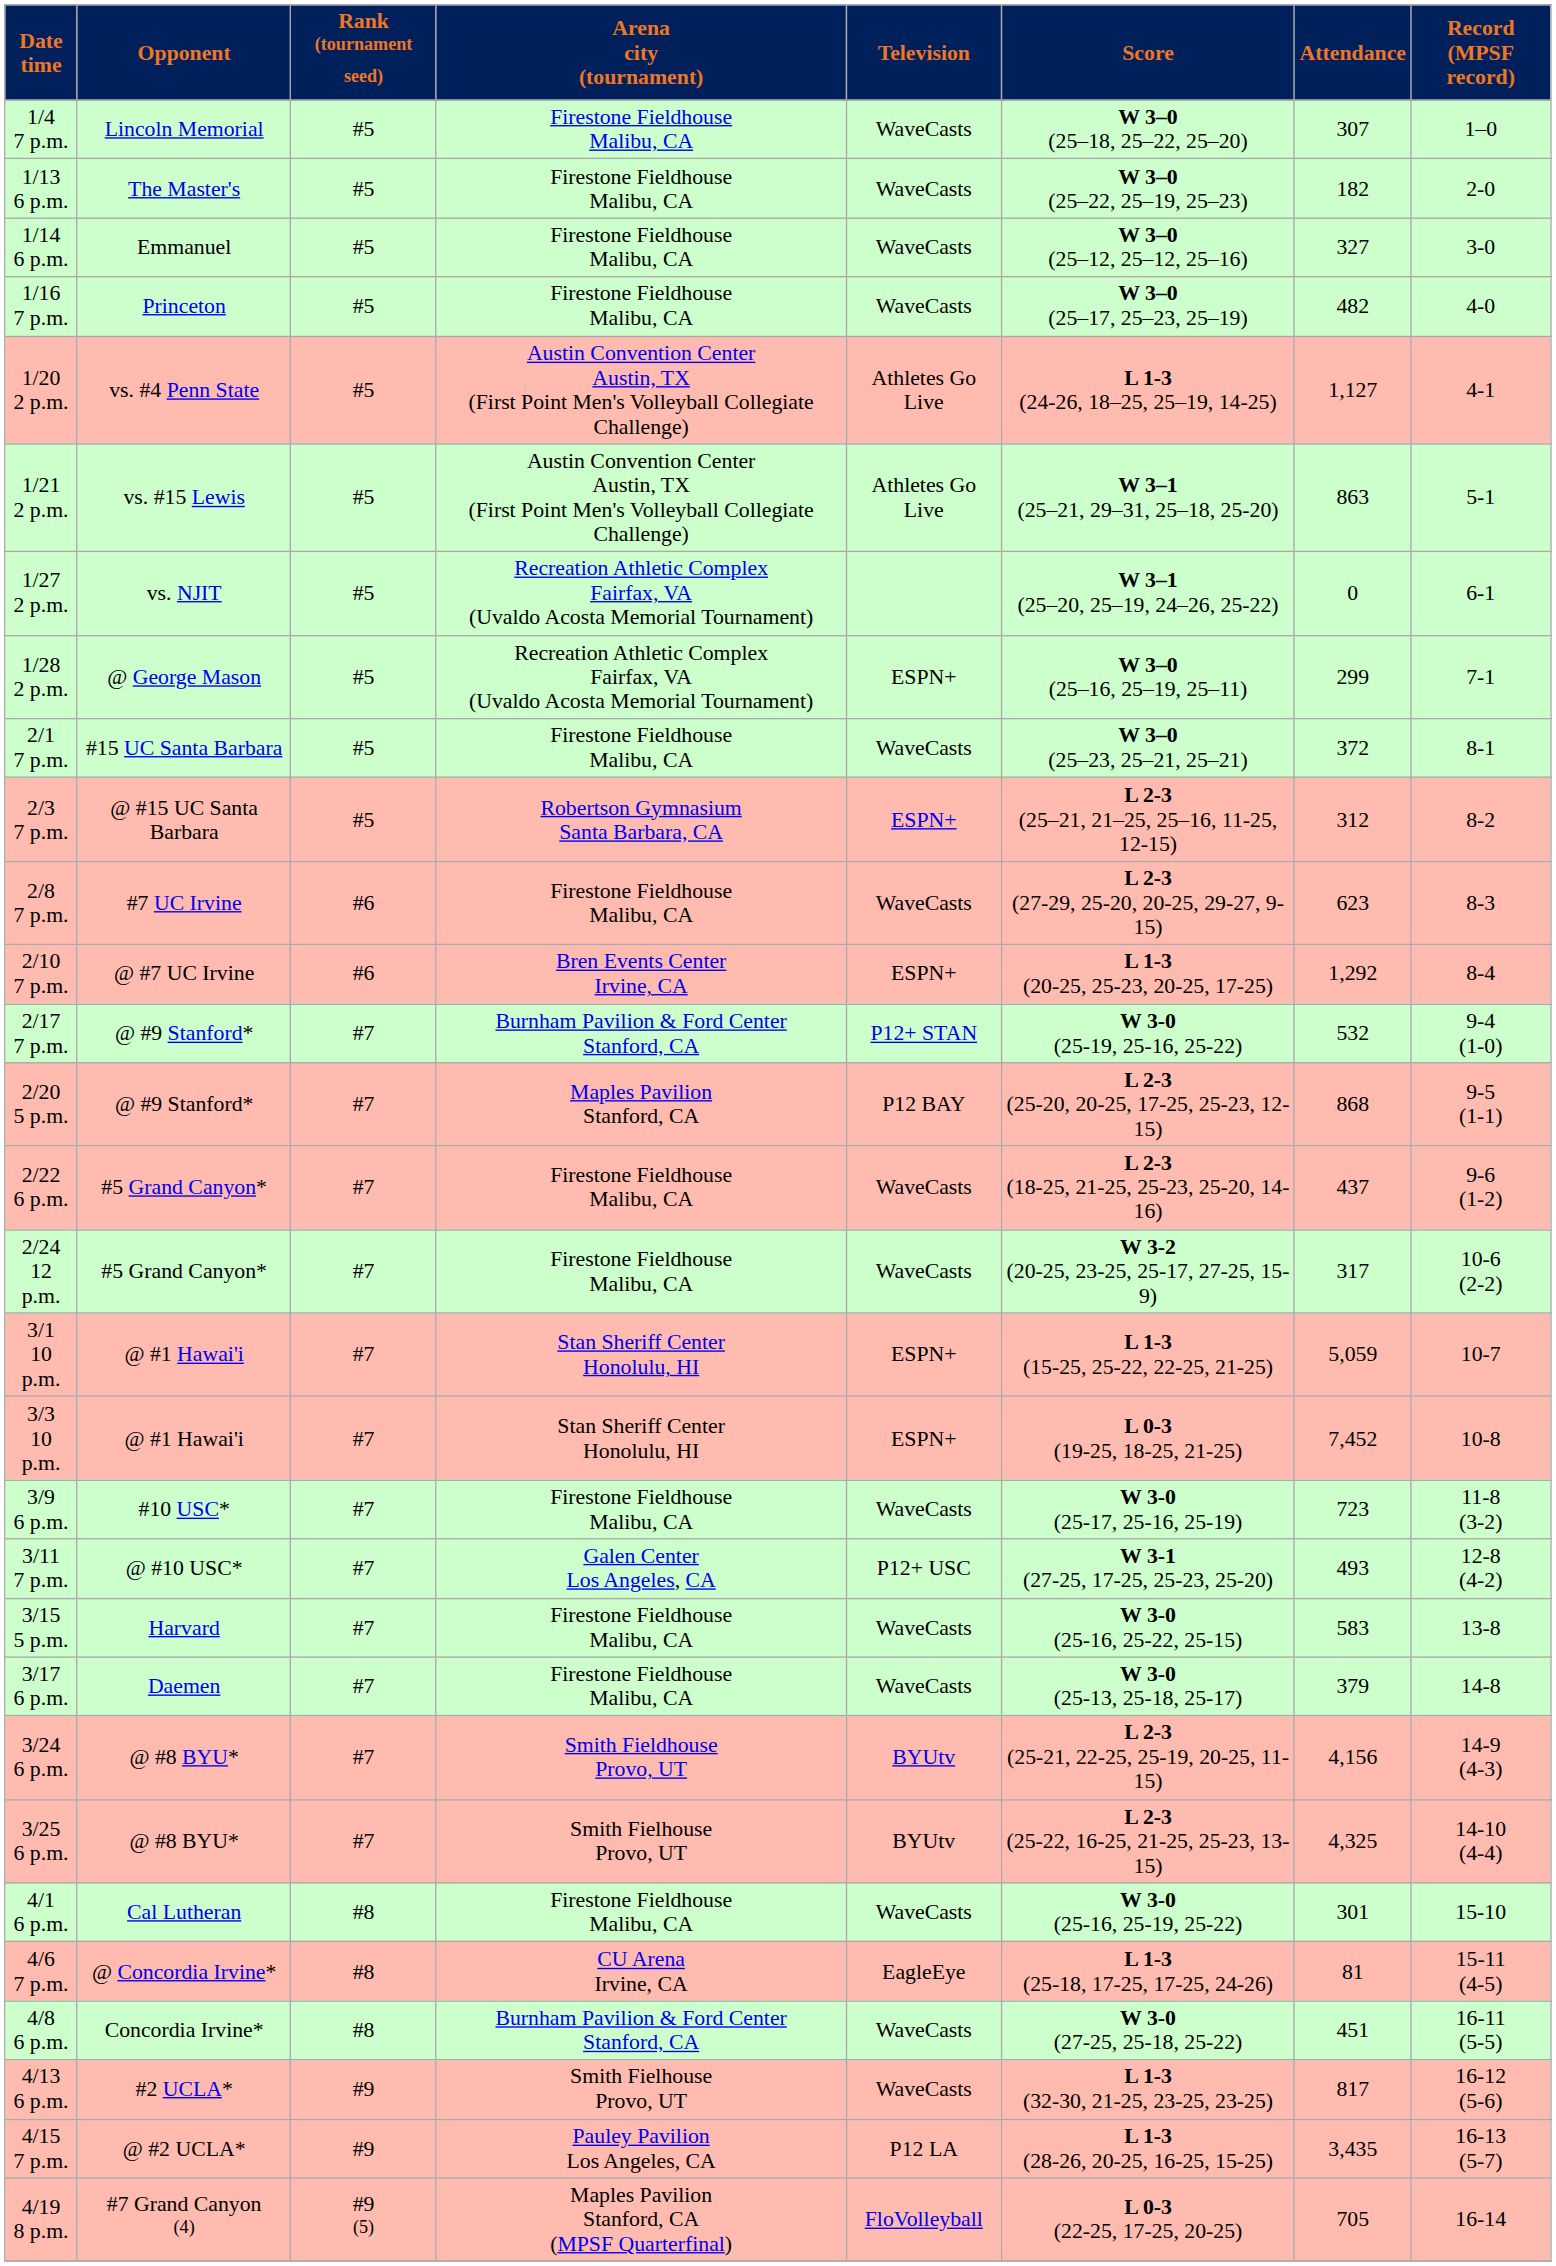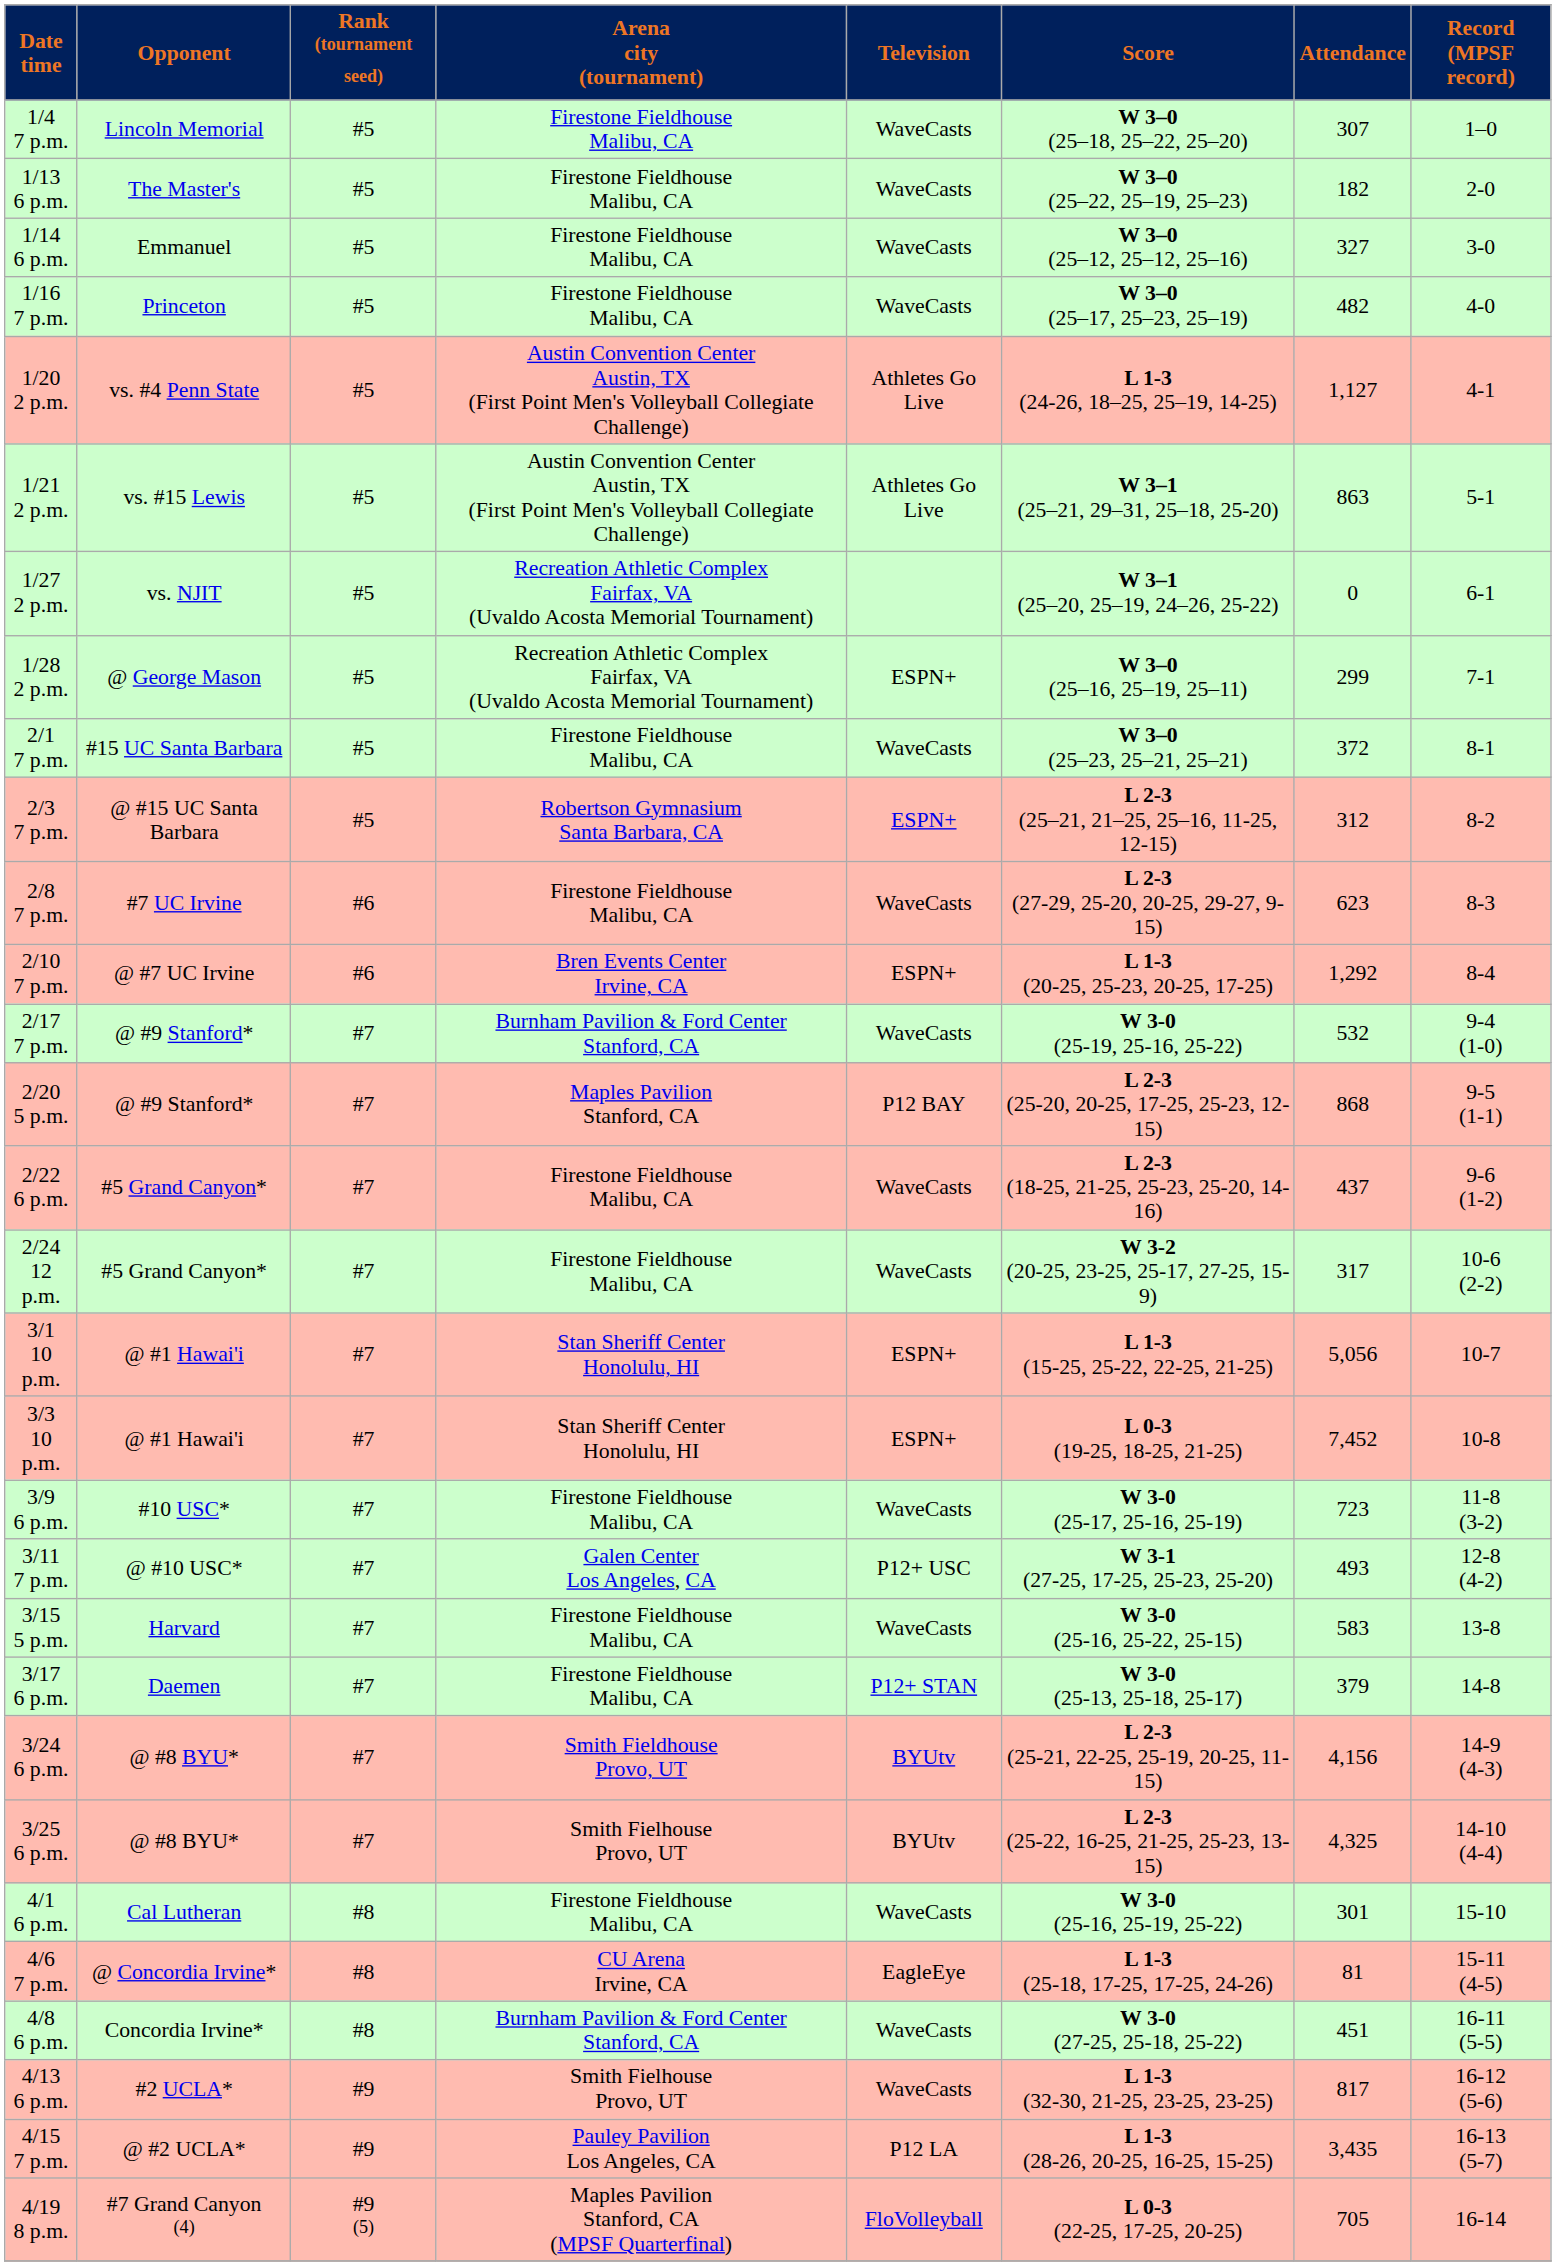(924, 1032) P12+ STAN -> (924, 1032) WaveCasts
(1353, 1354) 5,059 -> (1353, 1354) 5,056
(924, 1686) WaveCasts -> (924, 1686) P12+ STAN
